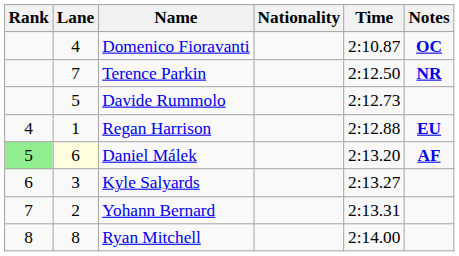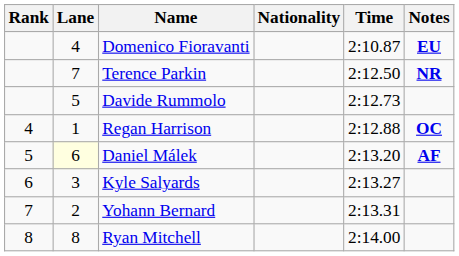(429, 45) OC -> (429, 45) EU
(429, 127) EU -> (429, 127) OC
(29, 155) lightgreen background -> (29, 155) no background
